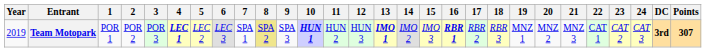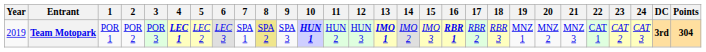(686, 33) 307 -> (686, 33) 304
